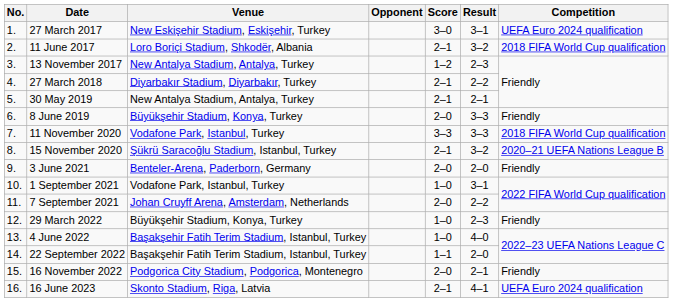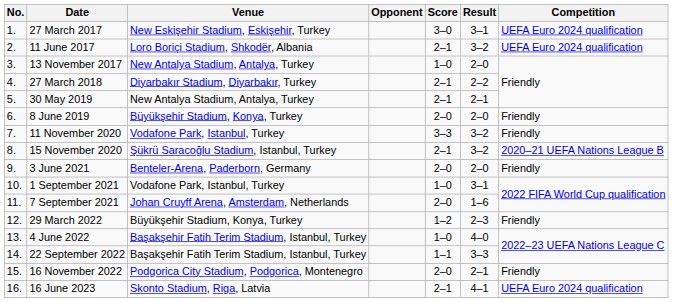(583, 47) 2018 FIFA World Cup qualification -> (572, 47) UEFA Euro 2024 qualification
(443, 64) 1–2 -> (443, 64) 1–0
(480, 64) 2–3 -> (480, 64) 2–0
(480, 116) 3–3 -> (480, 116) 2–0
(480, 133) 3–3 -> (480, 133) 3–2
(583, 133) 2018 FIFA World Cup qualification -> (521, 133) Friendly
(480, 202) 2–2 -> (480, 202) 1–6
(443, 220) 1–0 -> (443, 220) 1–2
(480, 254) 2–0 -> (480, 254) 3–3
